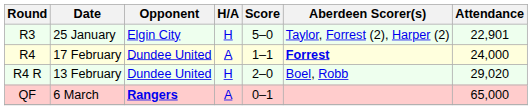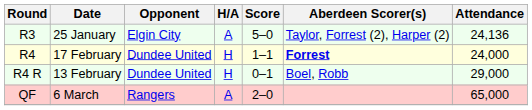(228, 34) H -> (228, 34) A
(490, 34) 22,901 -> (490, 34) 24,136
(228, 54) A -> (228, 54) H
(262, 74) 2–0 -> (262, 74) 0–1
(490, 74) 29,020 -> (490, 74) 29,000
(152, 94) bold -> (151, 94) normal
(262, 94) 0–1 -> (262, 94) 2–0
